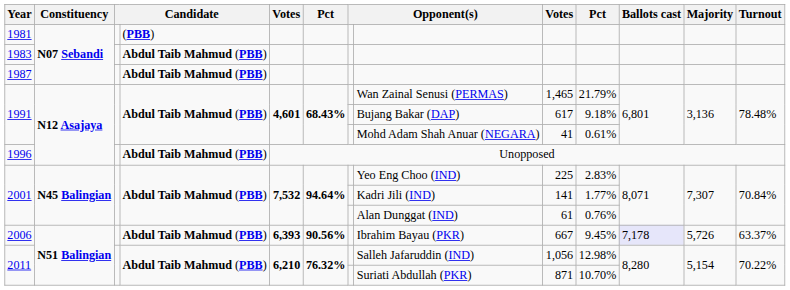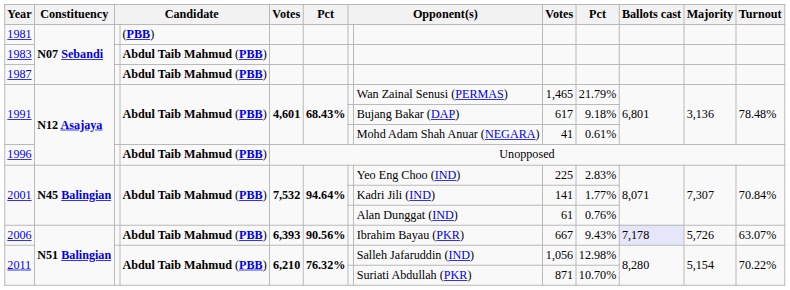(601, 235) 9.45% -> (601, 235) 9.43%
(758, 235) 63.37% -> (758, 235) 63.07%
